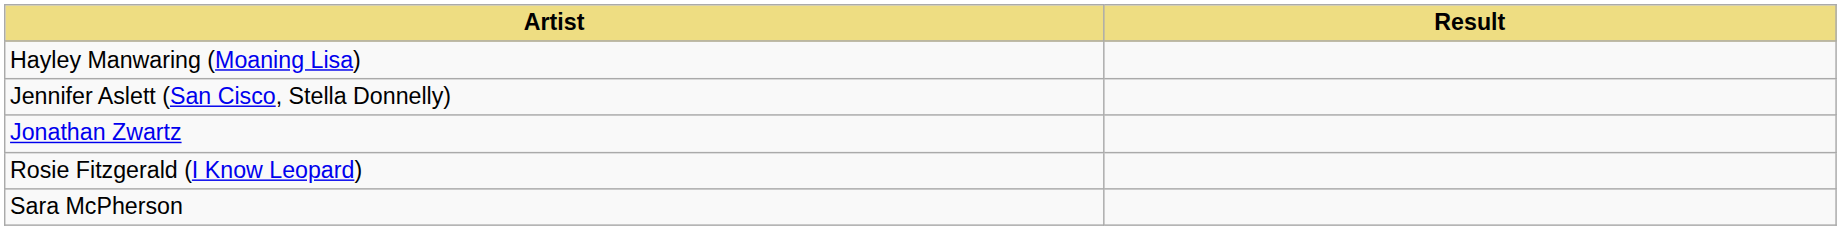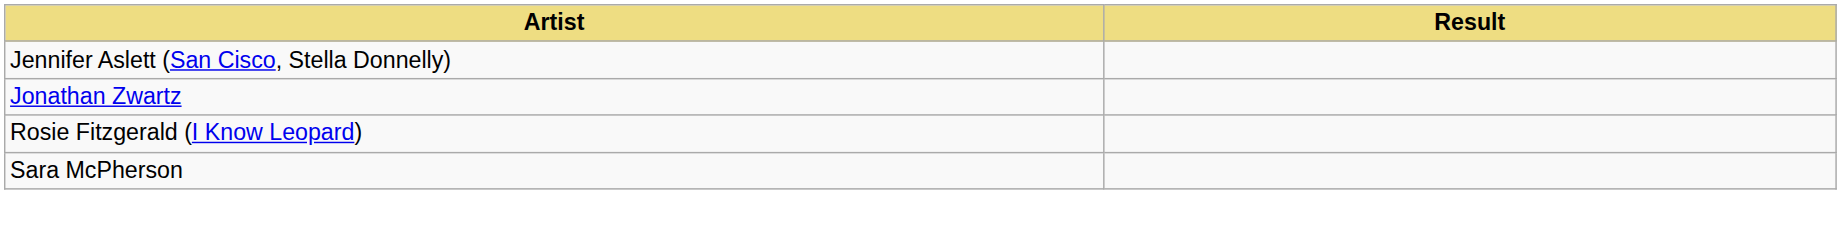- row: (185, 59)
